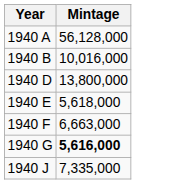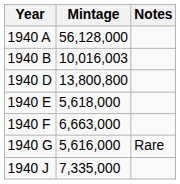+ column: (153, 15)
(94, 59) 10,016,000 -> (94, 59) 10,016,003
(94, 80) 13,800,000 -> (94, 80) 13,800,800
(90, 146) bold -> (90, 146) normal
